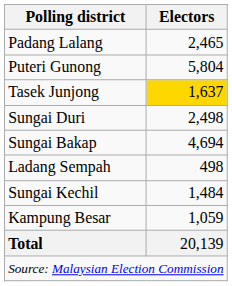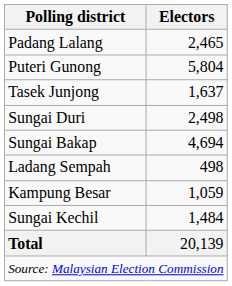(206, 92) gold background -> (206, 92) no background
rows swapped: (53, 192) <-> (59, 218)
